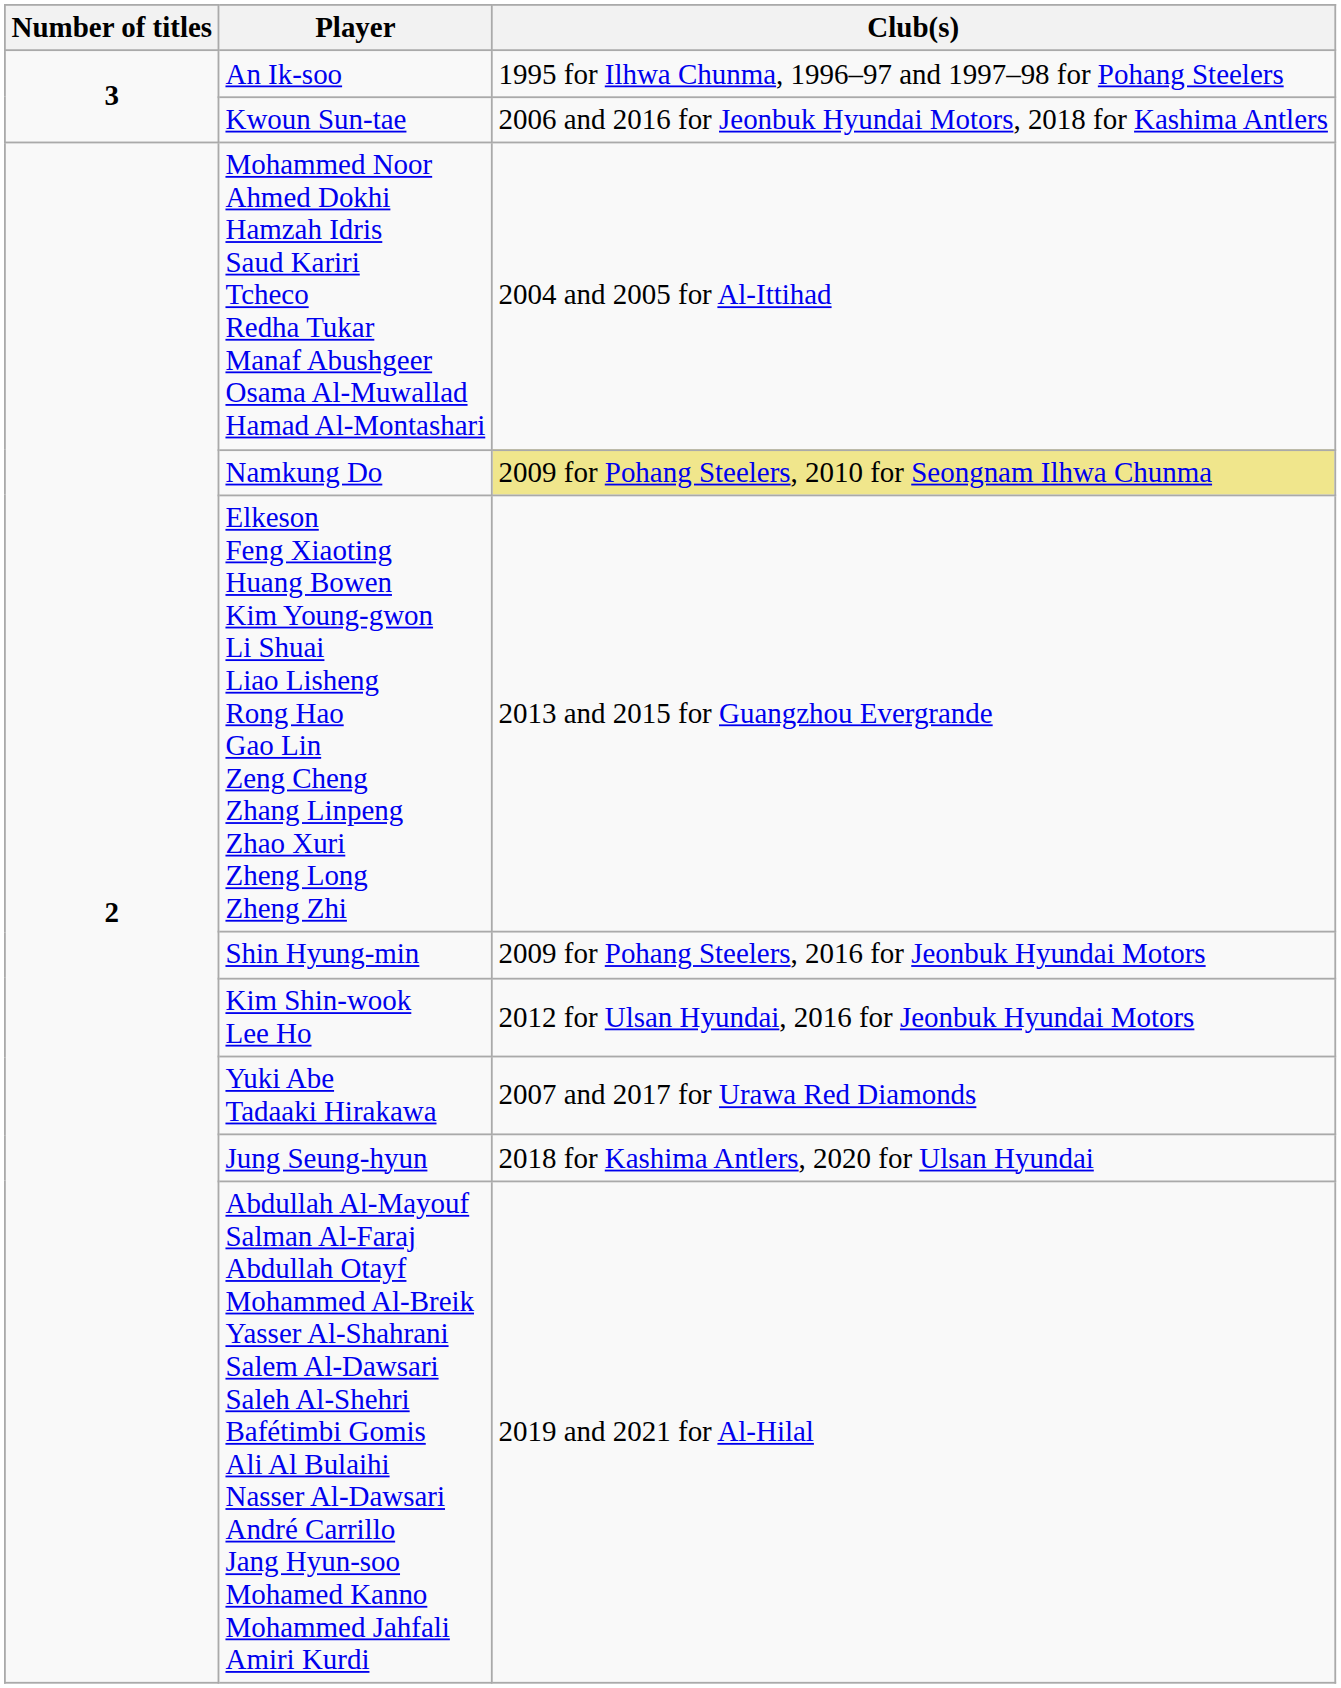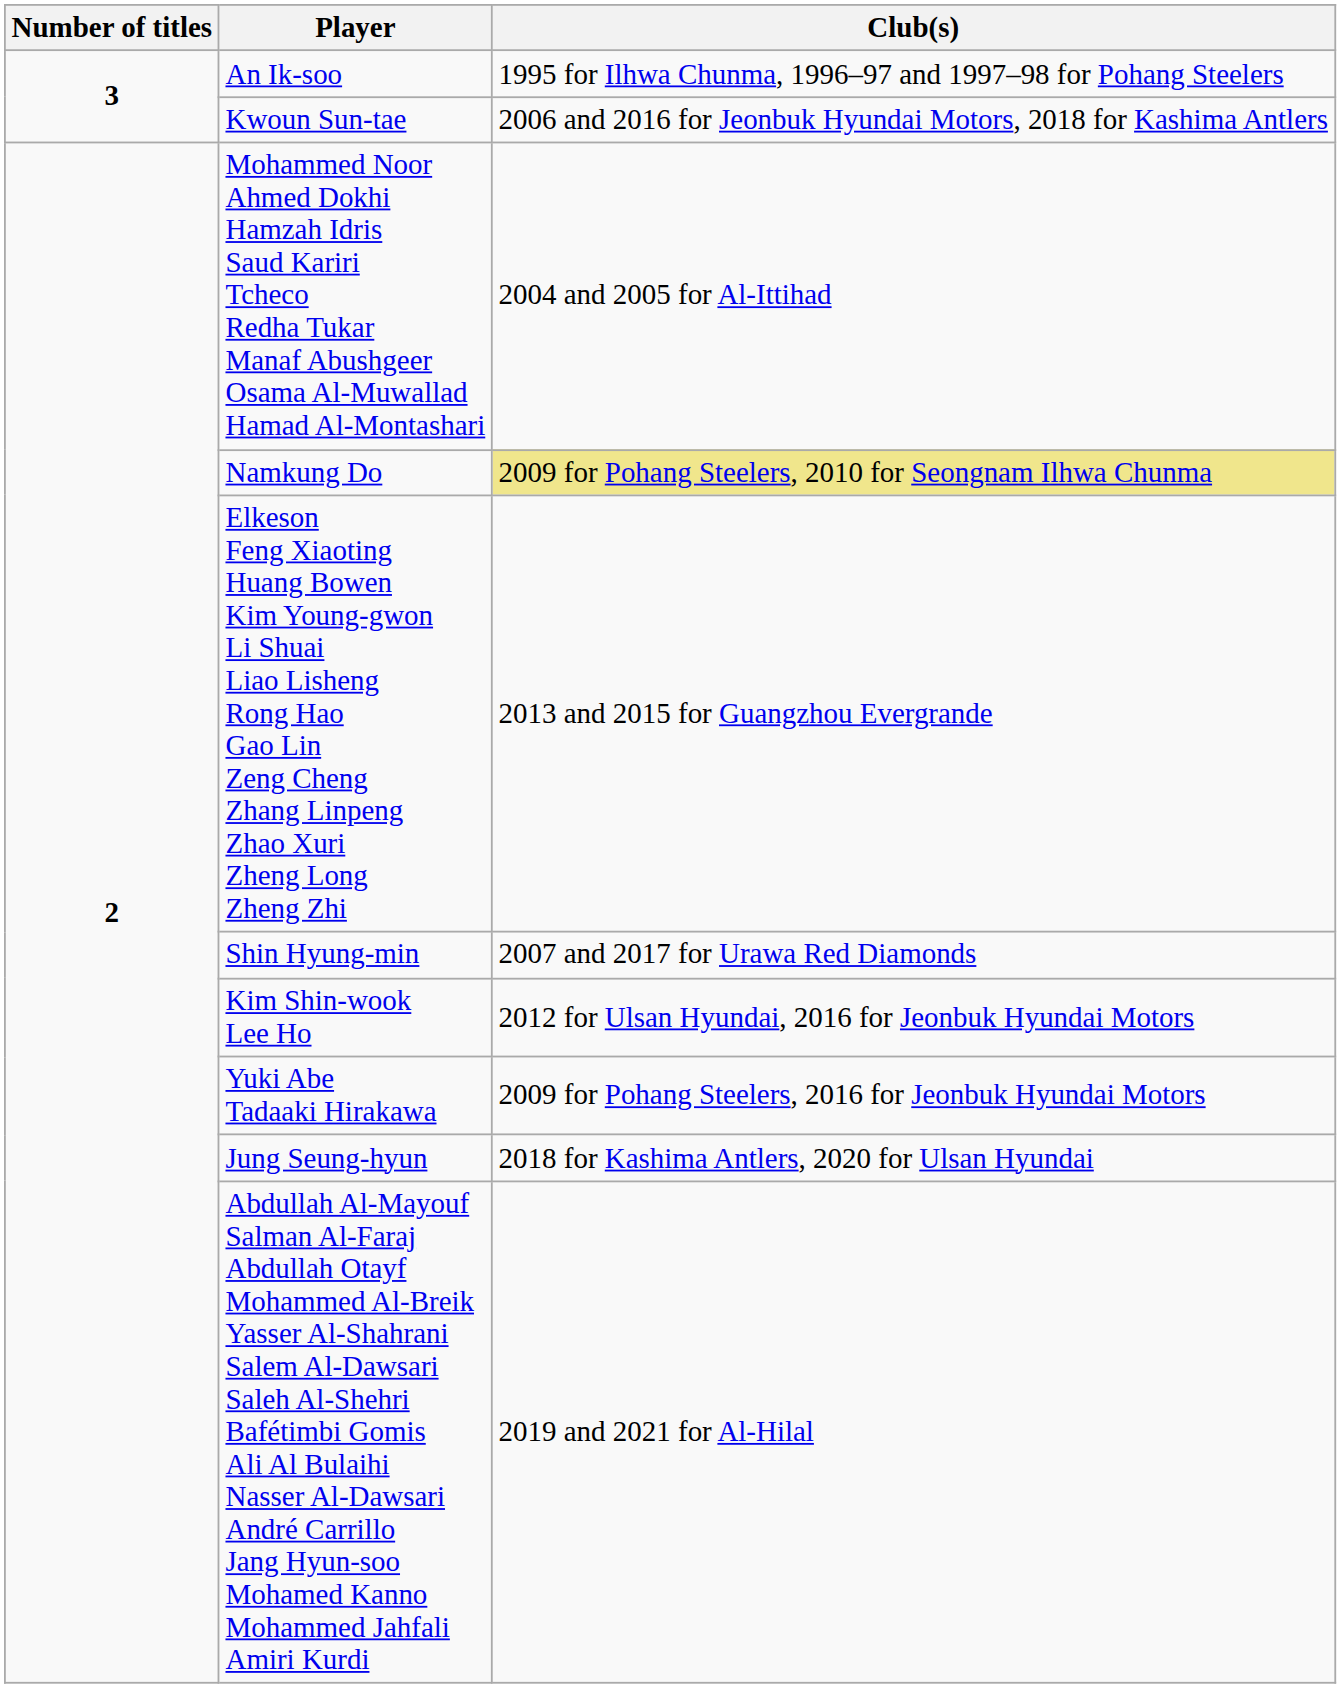(852, 954) 2009 for Pohang Steelers, 2016 for Jeonbuk Hyundai Motors -> (737, 954) 2007 and 2017 for Urawa Red Diamonds
(737, 1095) 2007 and 2017 for Urawa Red Diamonds -> (852, 1095) 2009 for Pohang Steelers, 2016 for Jeonbuk Hyundai Motors
